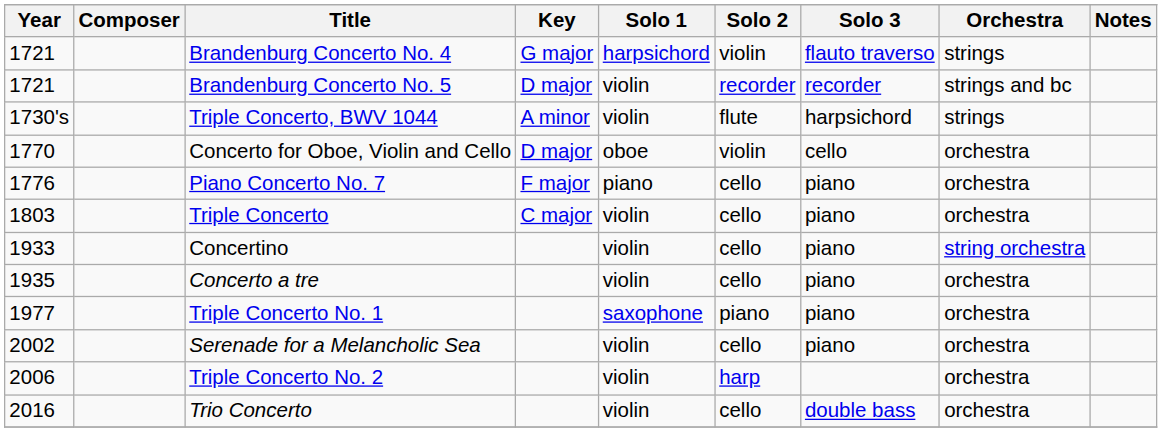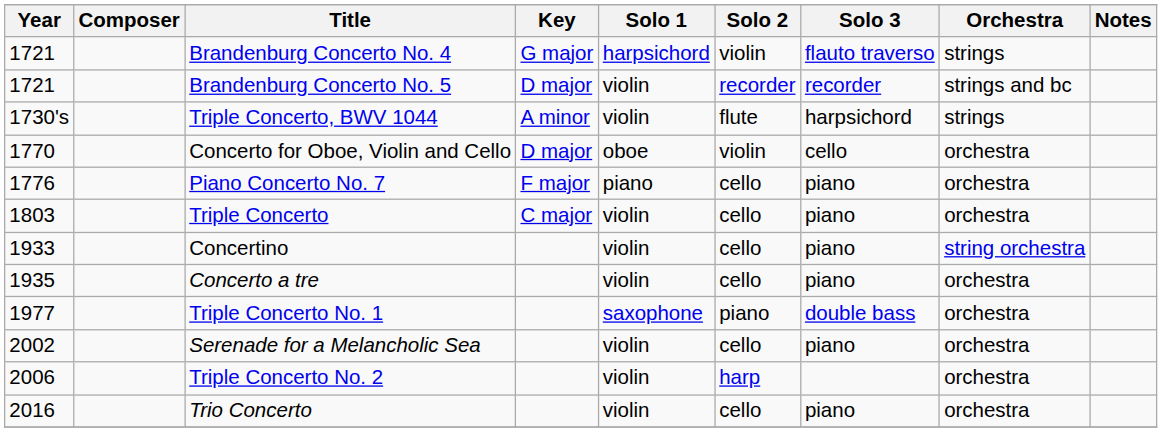(830, 313) piano -> (860, 313) double bass
(860, 410) double bass -> (830, 410) piano
